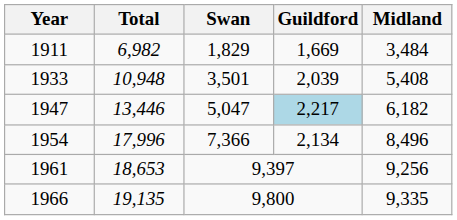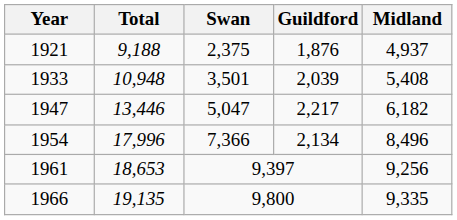- row: (49, 49)
+ row: (49, 49)
(318, 109) lightblue background -> (318, 109) no background
